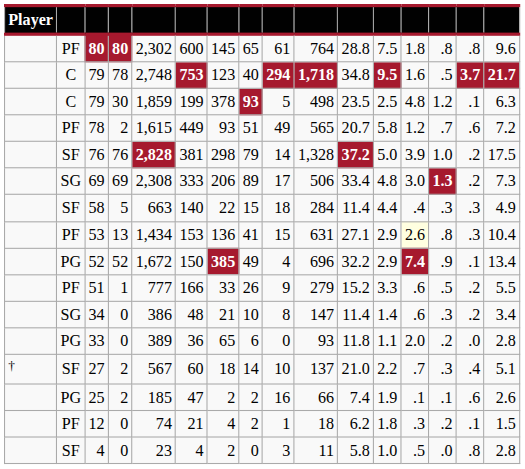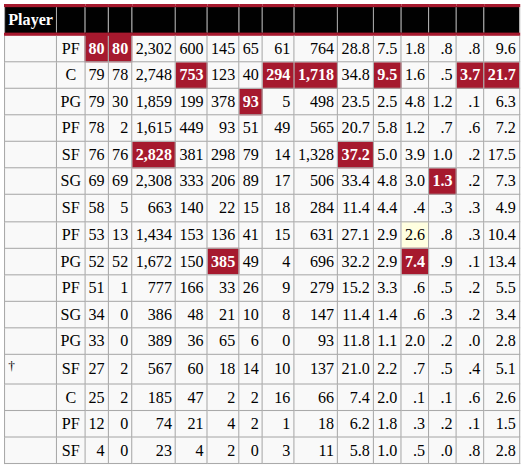(71, 101) C -> (71, 101) PG
(447, 369) .3 -> (447, 369) .5
(71, 397) PG -> (71, 397) C
(387, 397) 1.9 -> (387, 397) 2.0
